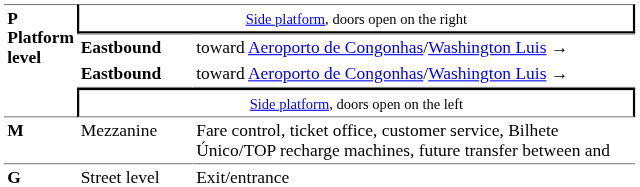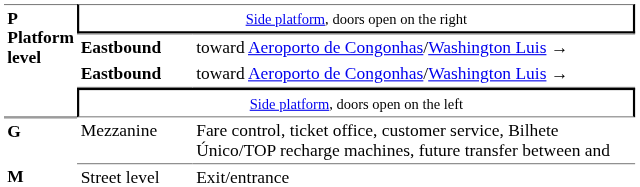(16, 130) M -> (14, 131) G
(14, 177) G -> (16, 176) M
